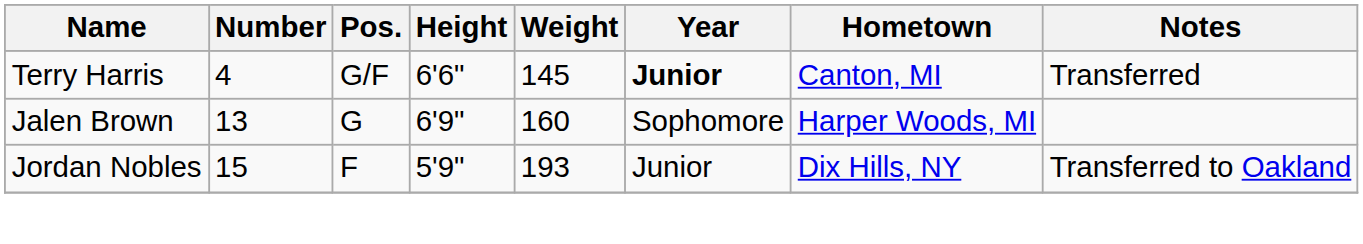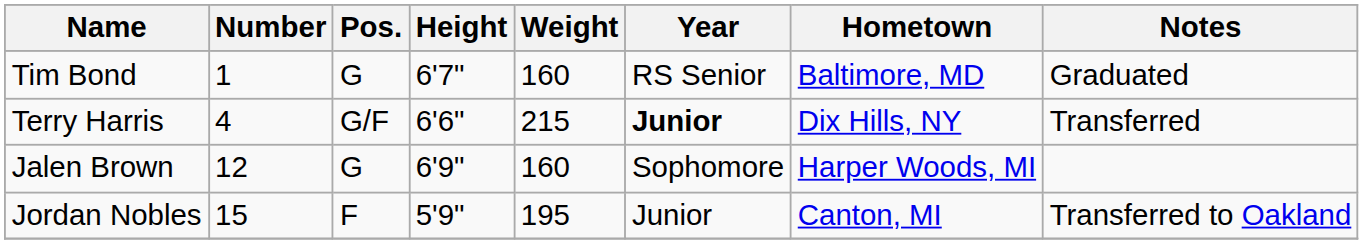+ row: (74, 74)
(545, 74) 145 -> (545, 121) 215
(870, 74) Canton, MI -> (880, 121) Dix Hills, NY
(231, 121) 13 -> (231, 167) 12
(545, 167) 193 -> (545, 214) 195
(880, 167) Dix Hills, NY -> (870, 214) Canton, MI
